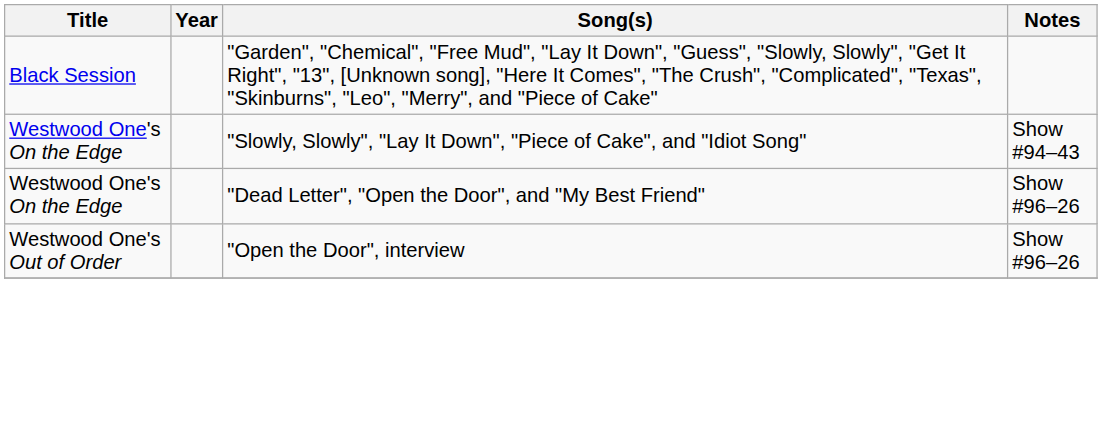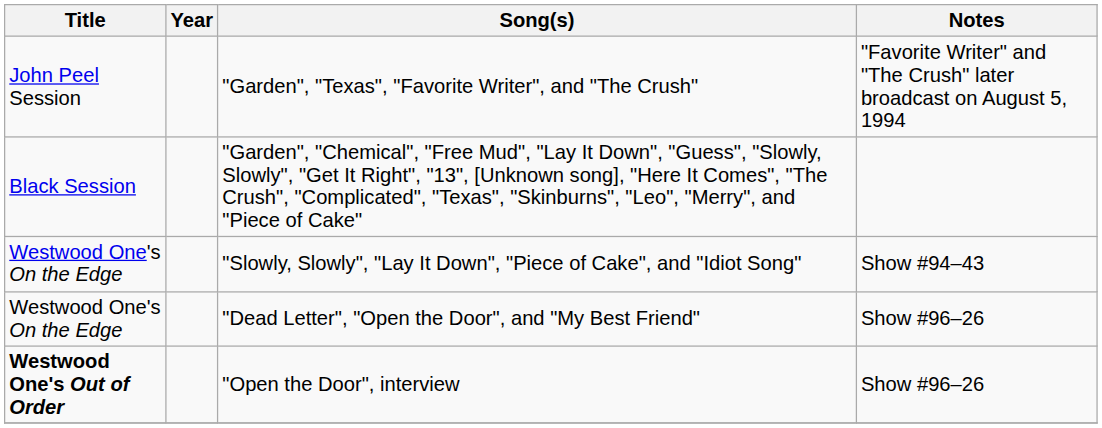+ row: (460, 86)
(85, 250) normal -> (69, 384) bold
